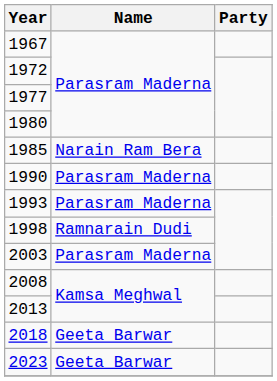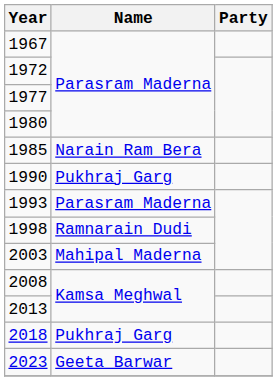(133, 177) Parasram Maderna -> (114, 177) Pukhraj Garg
(133, 256) Parasram Maderna -> (128, 256) Mahipal Maderna
(114, 336) Geeta Barwar -> (114, 336) Pukhraj Garg
